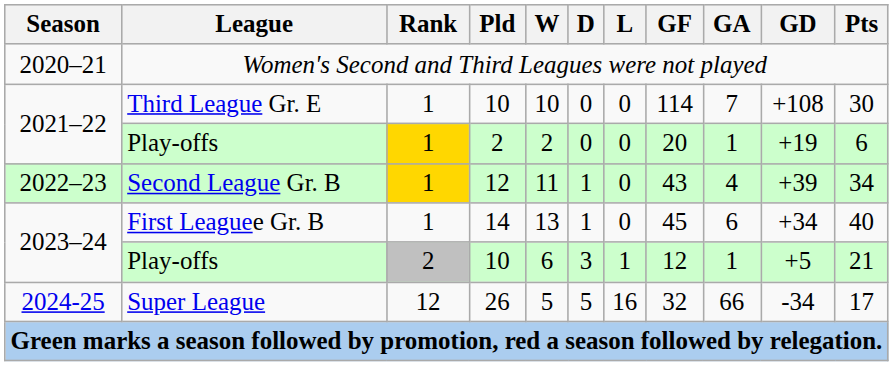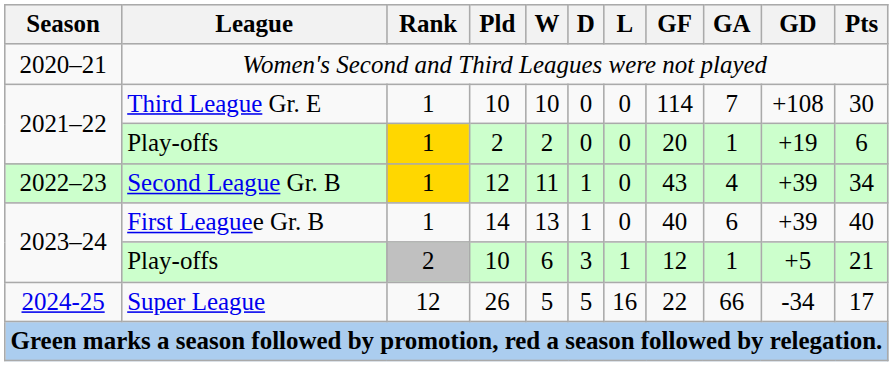(675, 222) 45 -> (675, 222) 40
(798, 222) +34 -> (798, 222) +39
(675, 301) 32 -> (675, 301) 22
